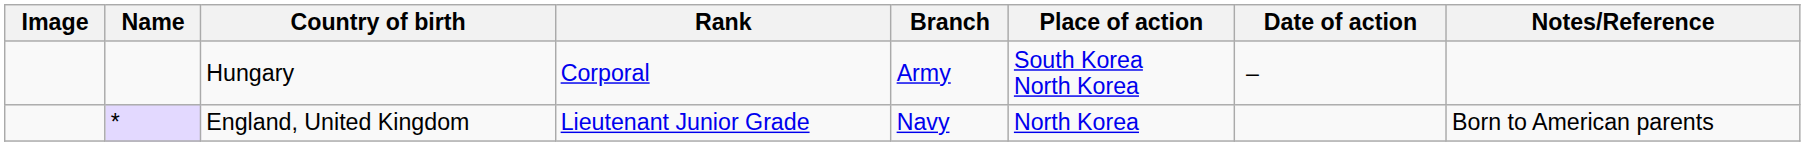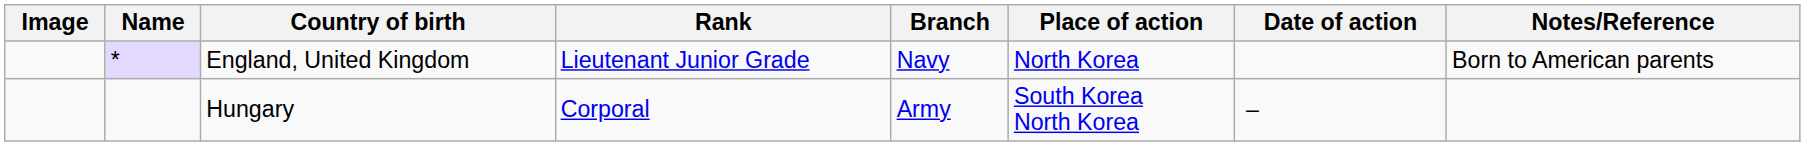rows swapped: (338, 122) <-> (250, 72)
